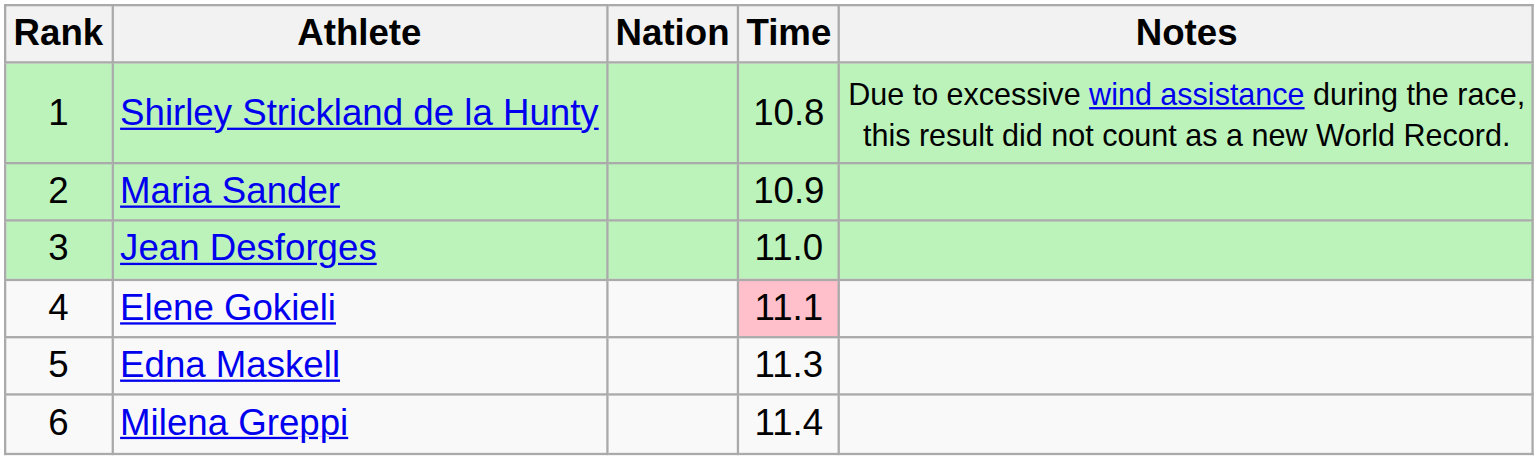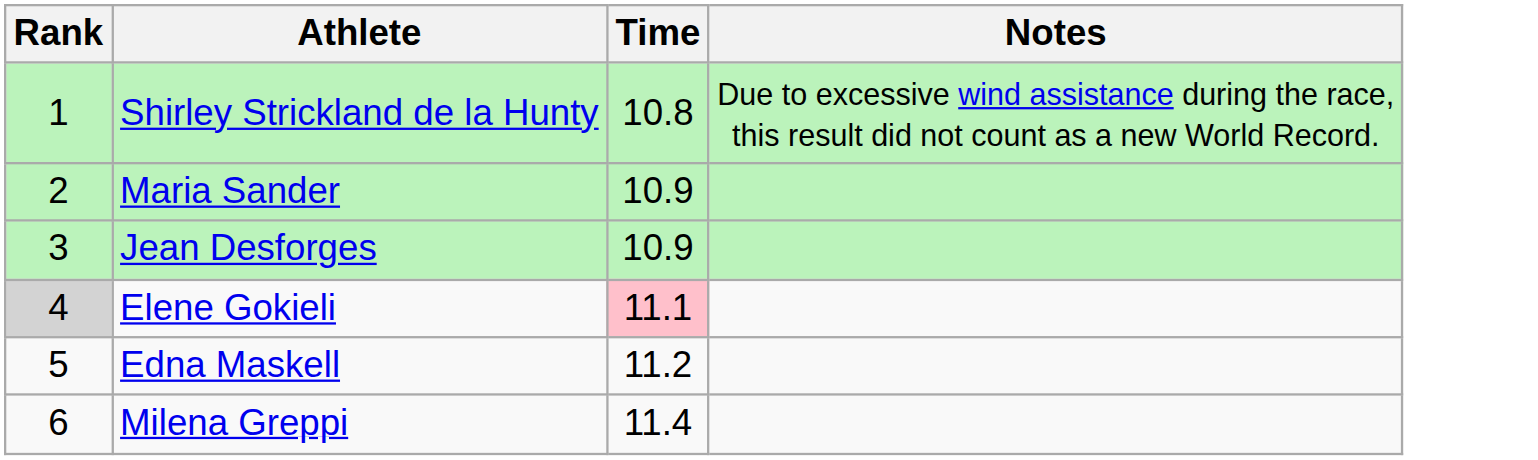- column: (673, 33)
(789, 249) 11.0 -> (658, 249) 10.9
(58, 307) no background -> (58, 307) lightgrey background
(789, 365) 11.3 -> (658, 365) 11.2
